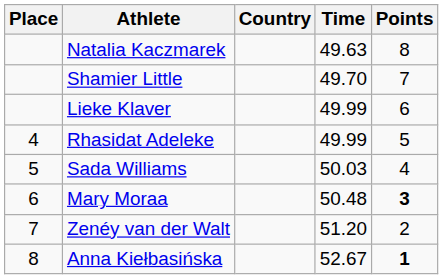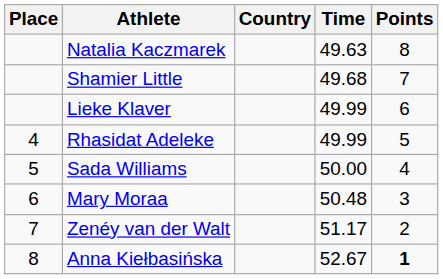(343, 79) 49.70 -> (343, 79) 49.68
(343, 169) 50.03 -> (343, 169) 50.00
(405, 199) bold -> (405, 199) normal
(343, 229) 51.20 -> (343, 229) 51.17
